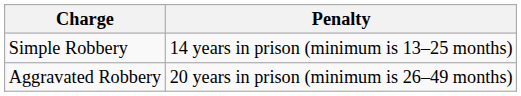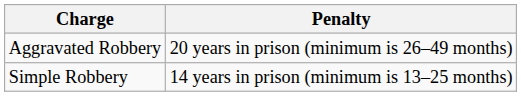rows swapped: (68, 47) <-> (85, 76)
